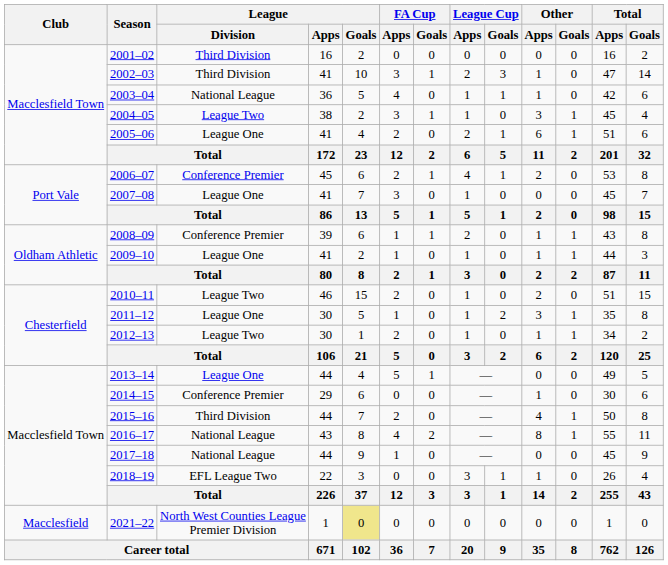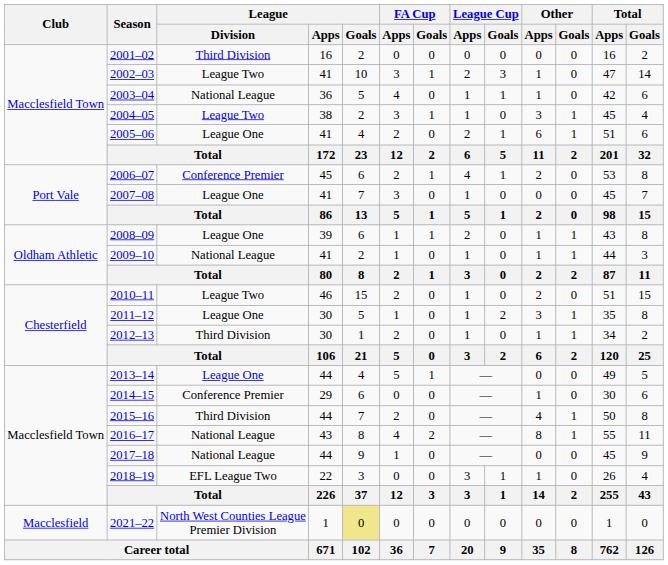(233, 74) Third Division -> (233, 74) League Two
(233, 235) Conference Premier -> (233, 235) League One
(233, 255) League One -> (233, 255) National League
(233, 335) League Two -> (233, 335) Third Division
